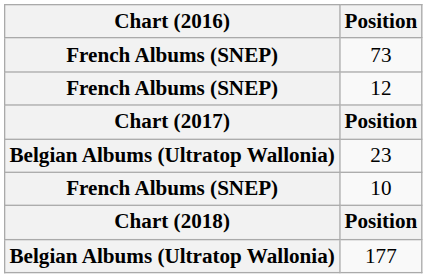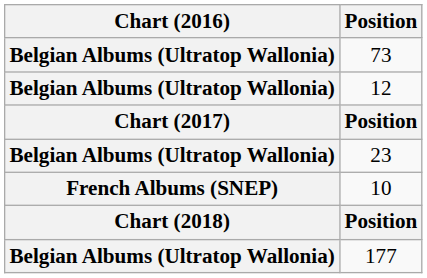(172, 54) French Albums (SNEP) -> (172, 54) Belgian Albums (Ultratop Wallonia)
(172, 88) French Albums (SNEP) -> (172, 88) Belgian Albums (Ultratop Wallonia)
